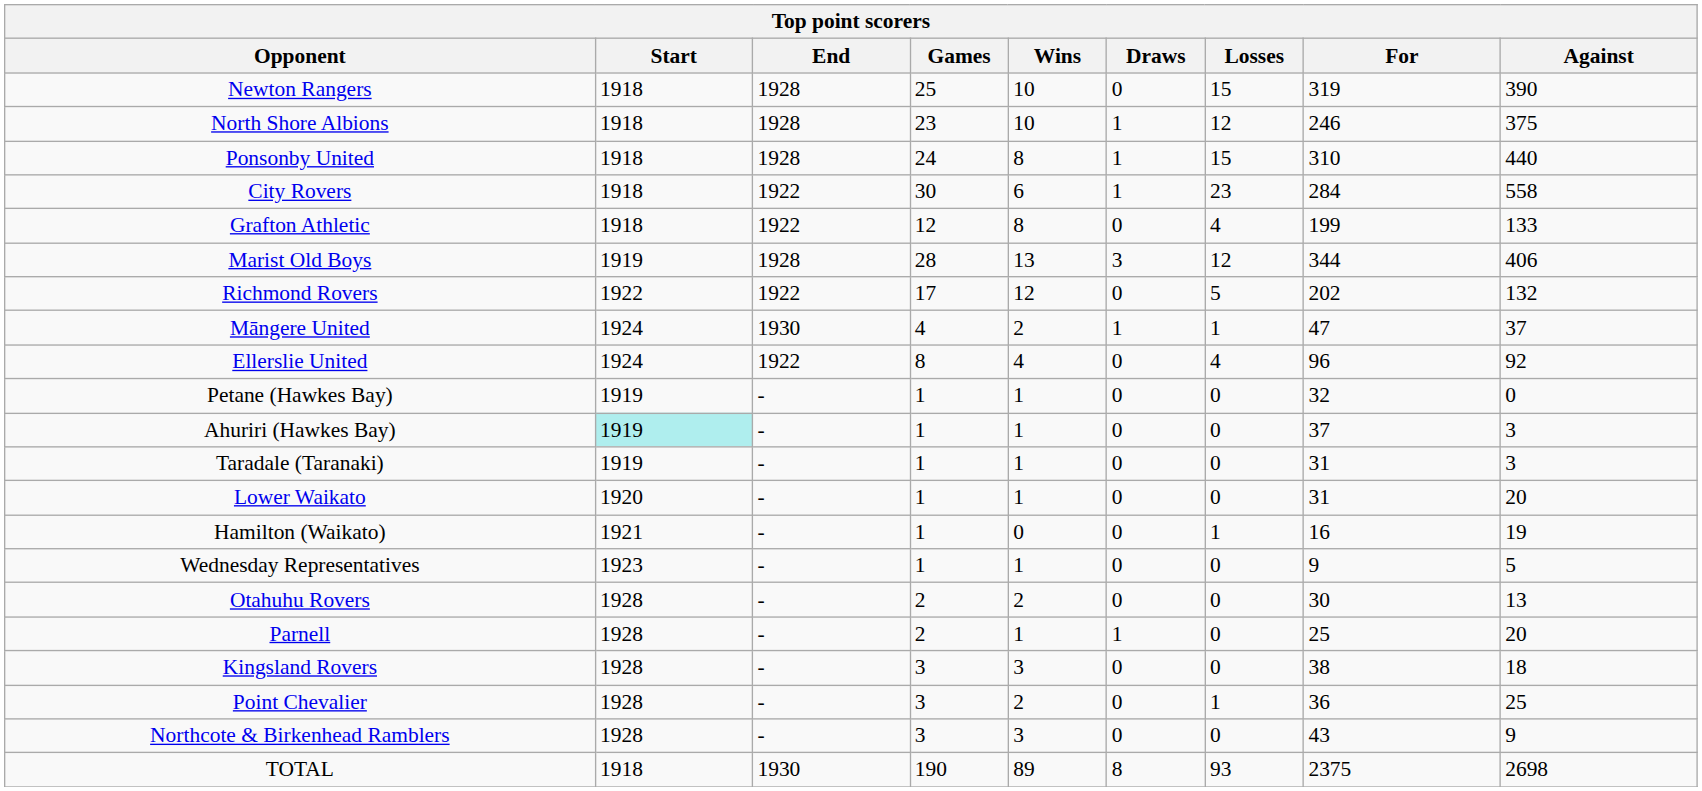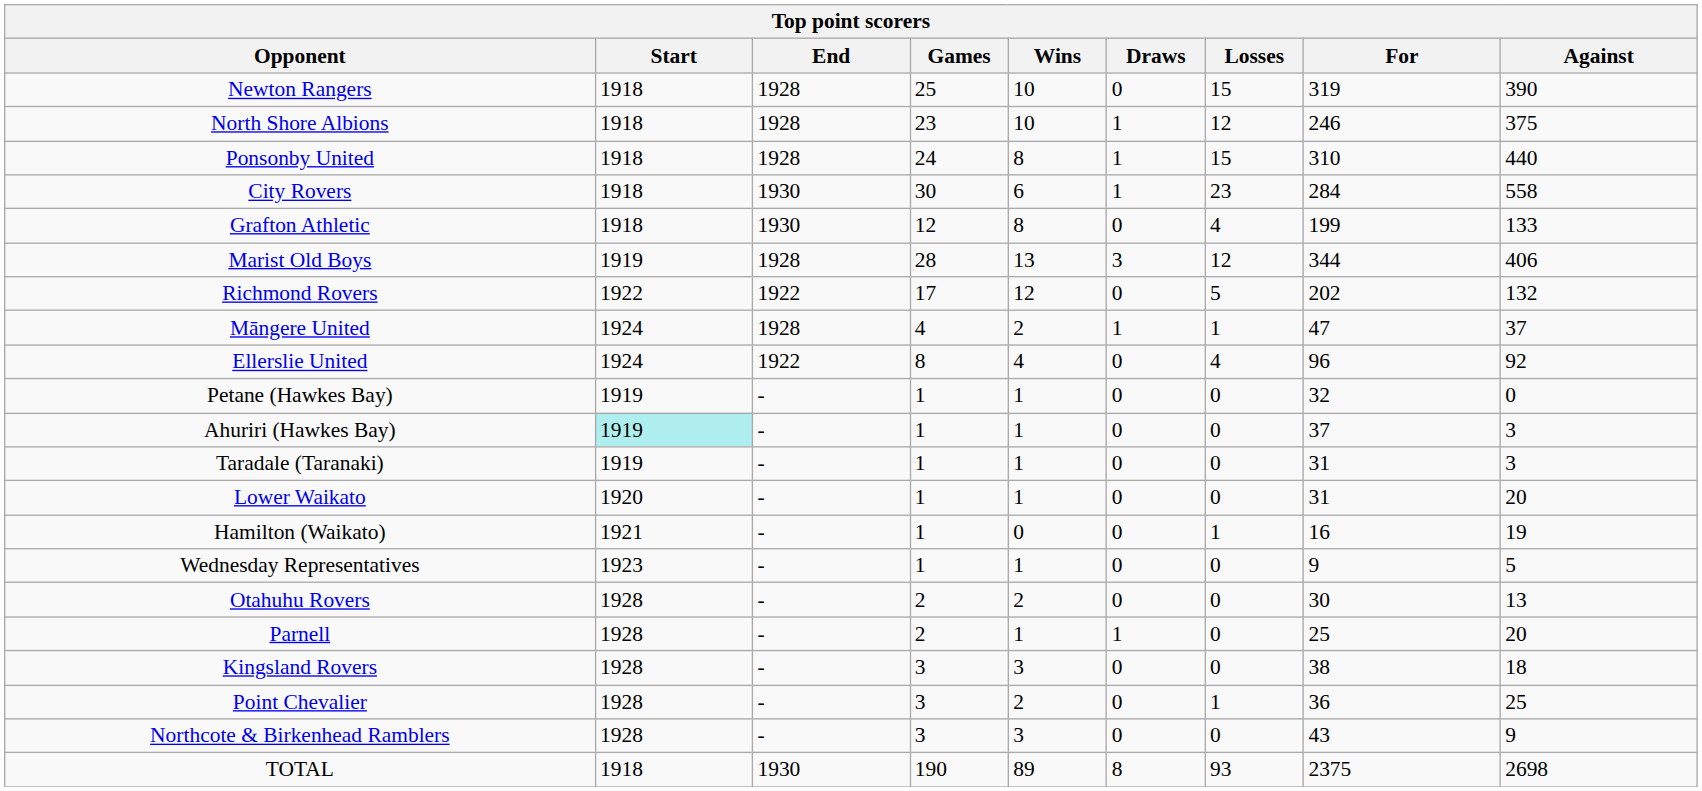(779, 191) 1922 -> (779, 191) 1930
(779, 225) 1922 -> (779, 225) 1930
(779, 327) 1930 -> (779, 327) 1928
